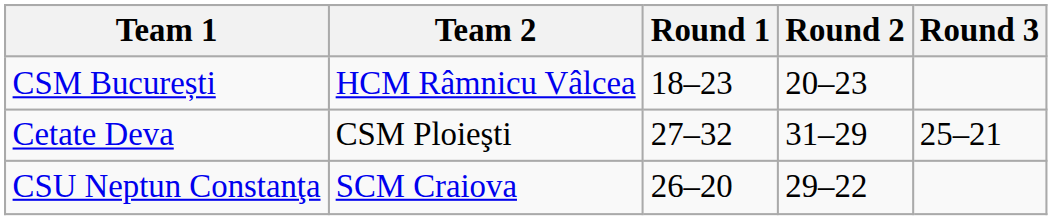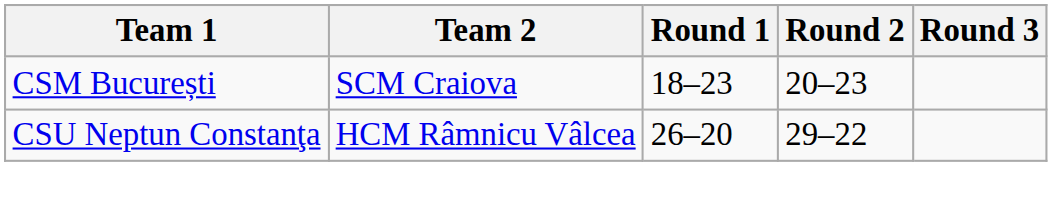(486, 82) HCM Râmnicu Vâlcea -> (426, 82) SCM Craiova
- row: (93, 134)
(426, 186) SCM Craiova -> (486, 134) HCM Râmnicu Vâlcea
